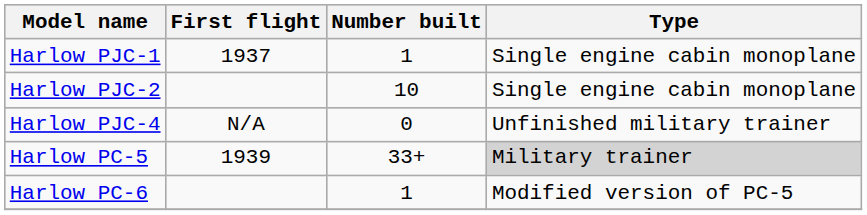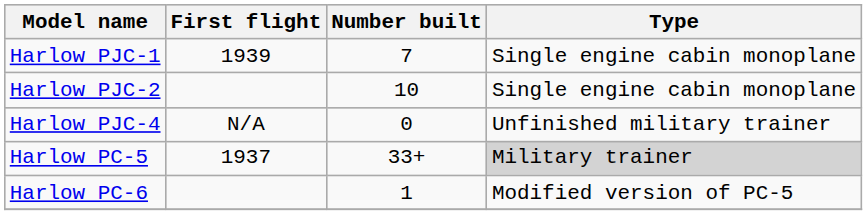(246, 56) 1937 -> (246, 56) 1939
(407, 56) 1 -> (407, 56) 7
(246, 158) 1939 -> (246, 158) 1937
